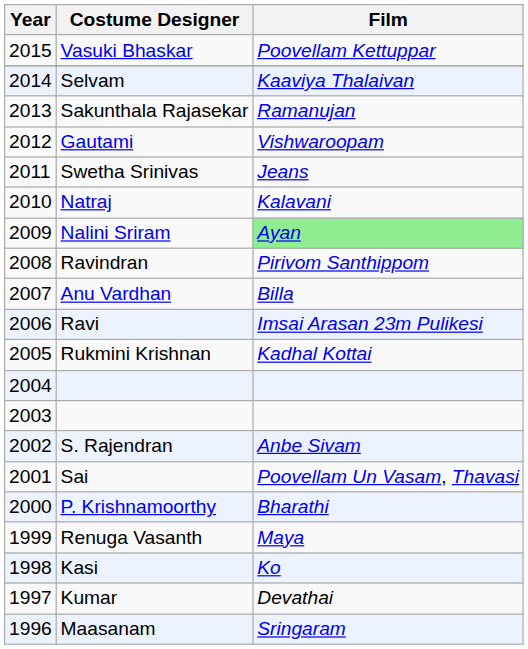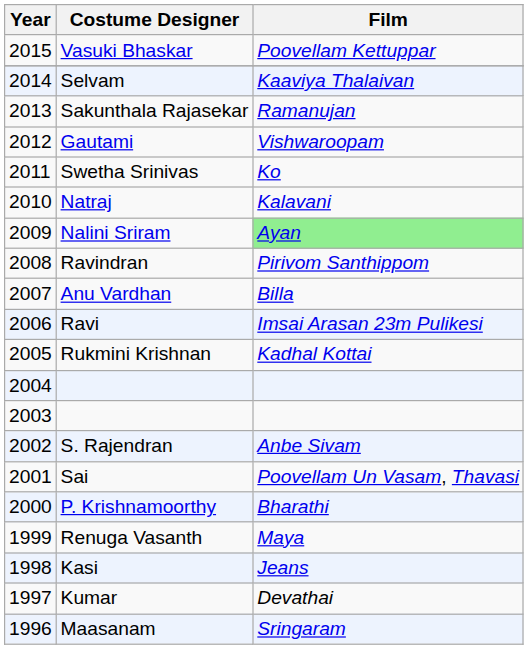(283, 171) Jeans -> (269, 171) Ko
(269, 567) Ko -> (283, 567) Jeans
